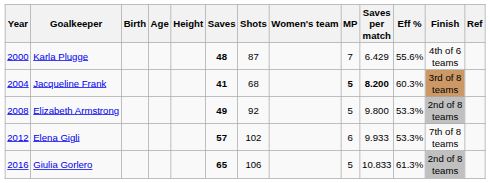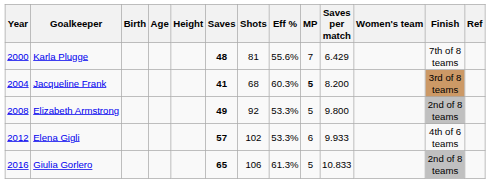columns swapped: (410, 23) <-> (305, 23)
(253, 56) 87 -> (253, 56) 81
(445, 56) 4th of 6 teams -> (445, 56) 7th of 8 teams
(377, 83) bold -> (337, 83) normal
(445, 137) 7th of 8 teams -> (445, 137) 4th of 6 teams
